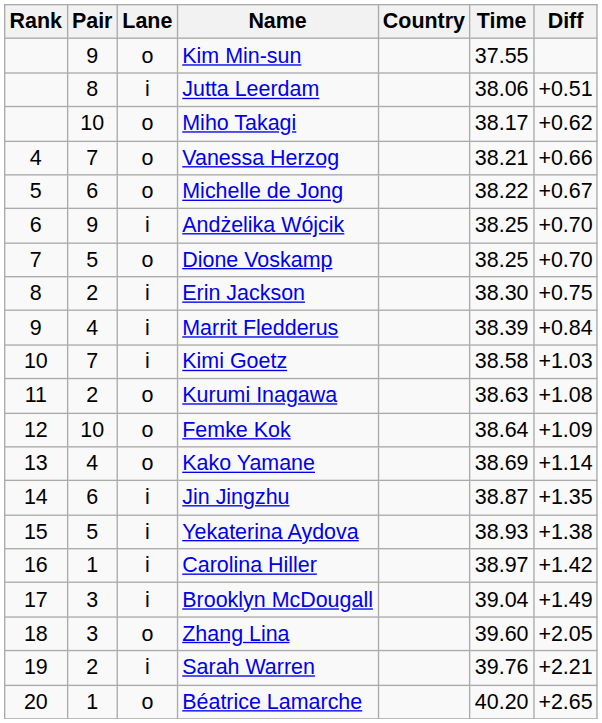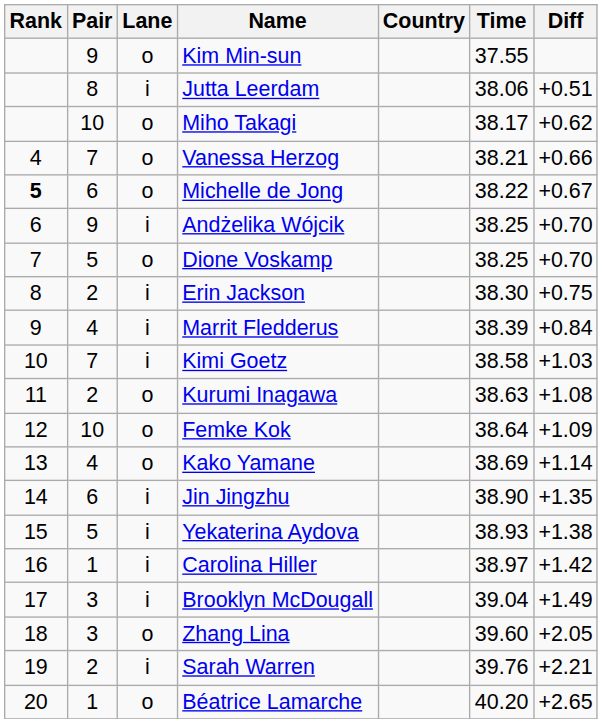(36, 191) normal -> (36, 191) bold
(502, 497) 38.87 -> (502, 497) 38.90
